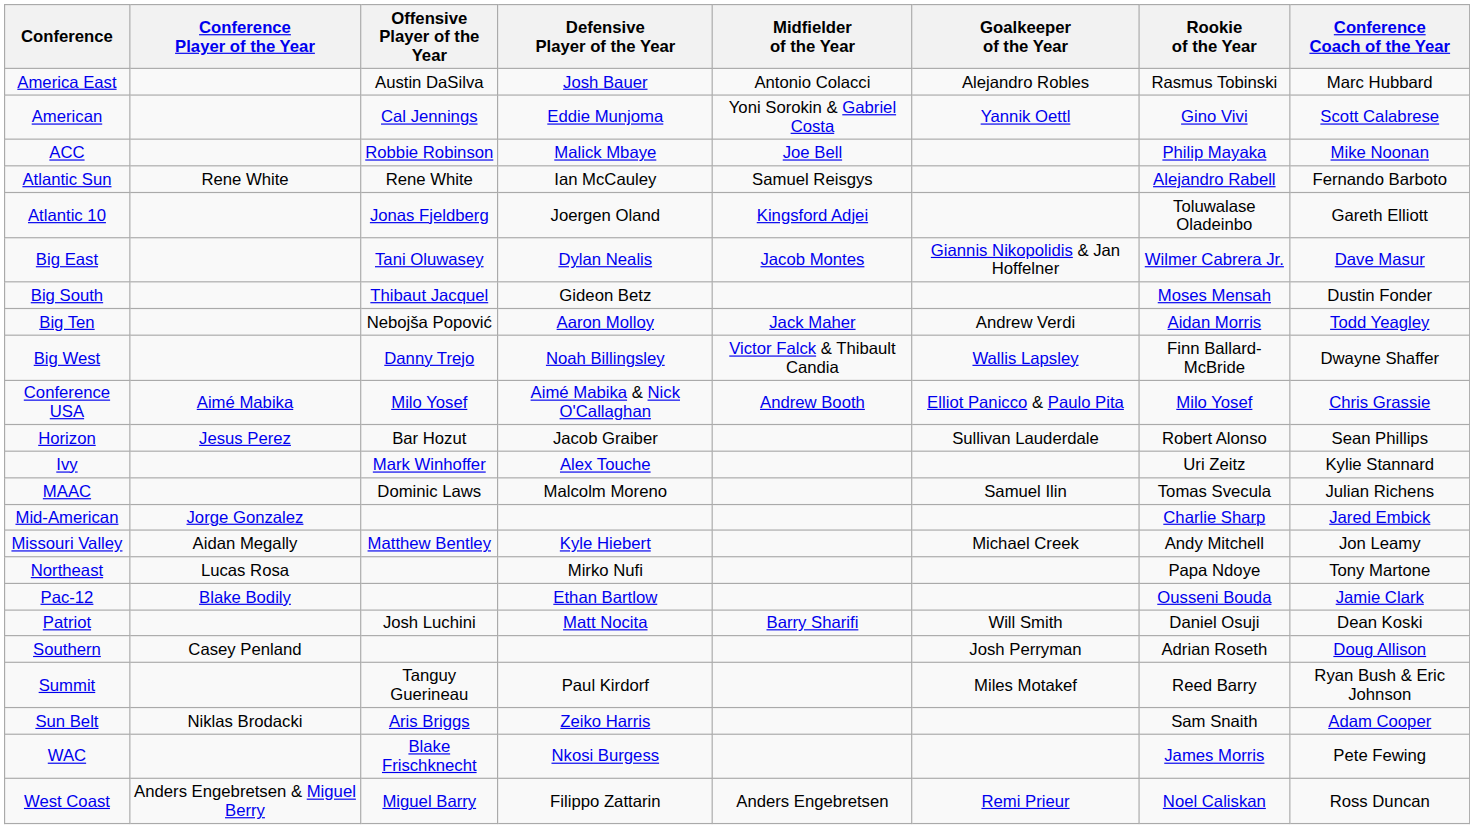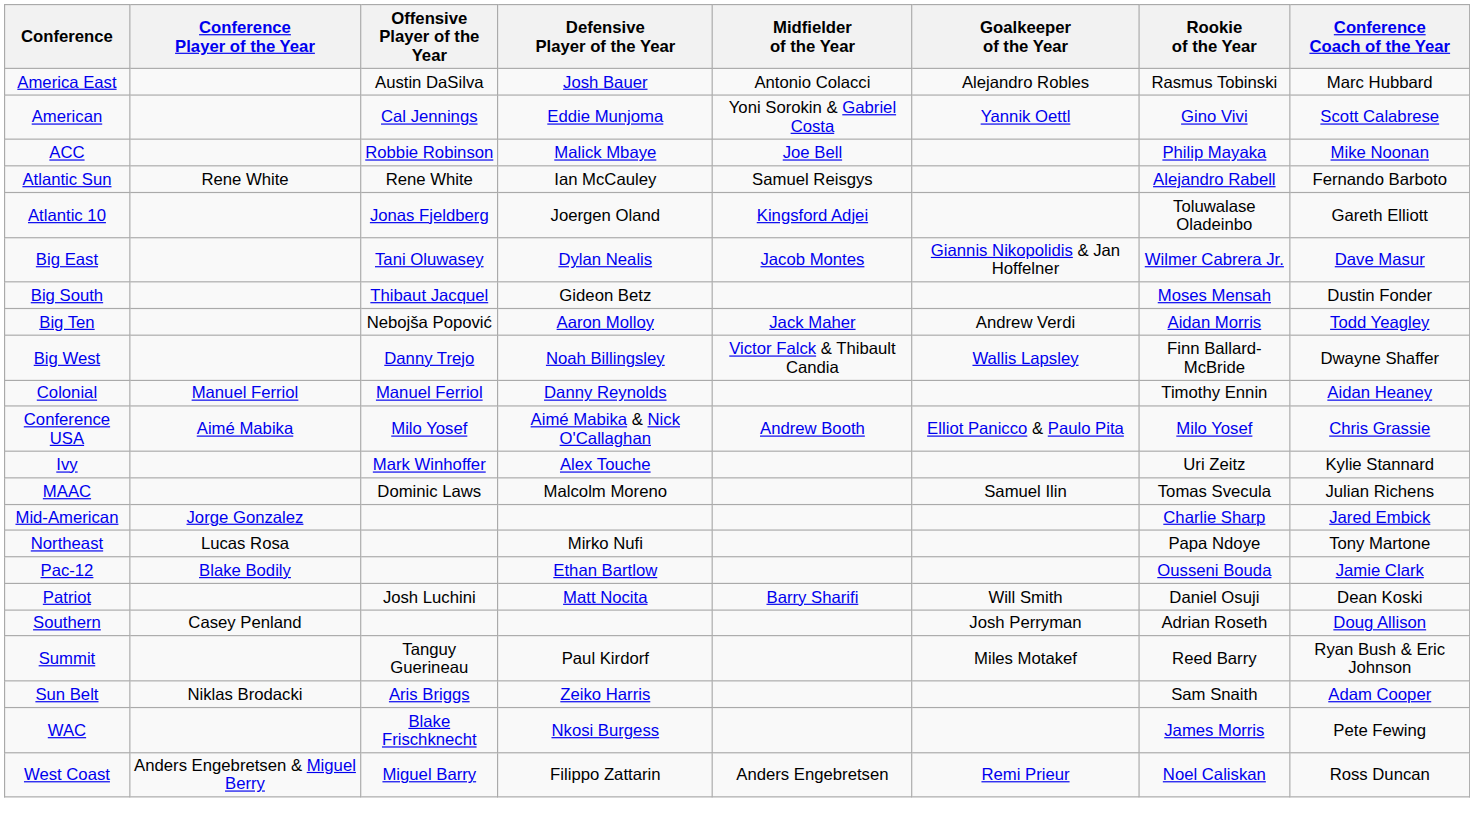+ row: (67, 393)
- row: (67, 438)
- row: (67, 544)
